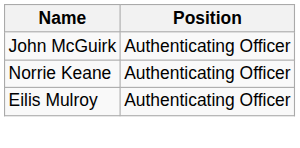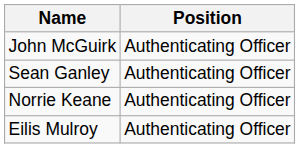+ row: (59, 73)
